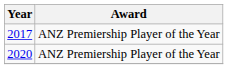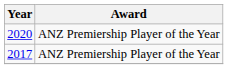rows swapped: (20, 34) <-> (20, 53)
